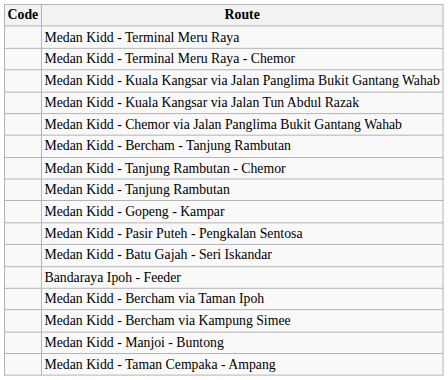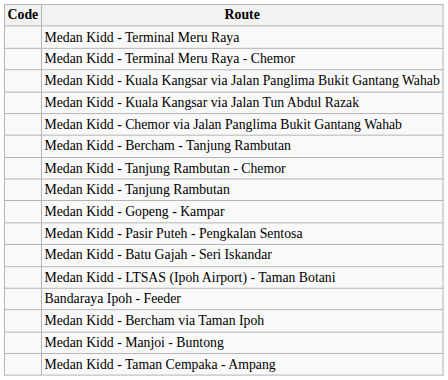+ row: (190, 277)
- row: (168, 320)
